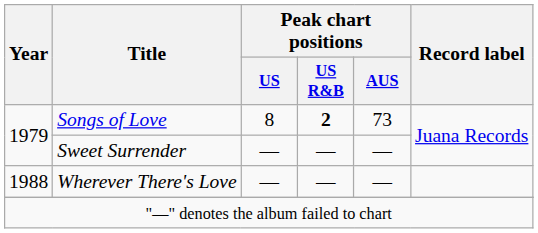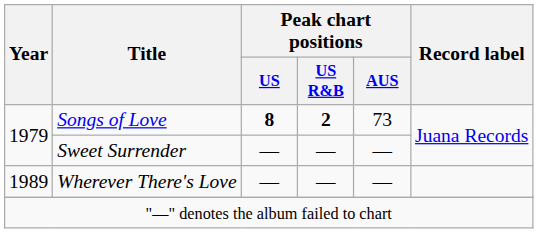(269, 119) normal -> (269, 119) bold
(29, 181) 1988 -> (29, 181) 1989
